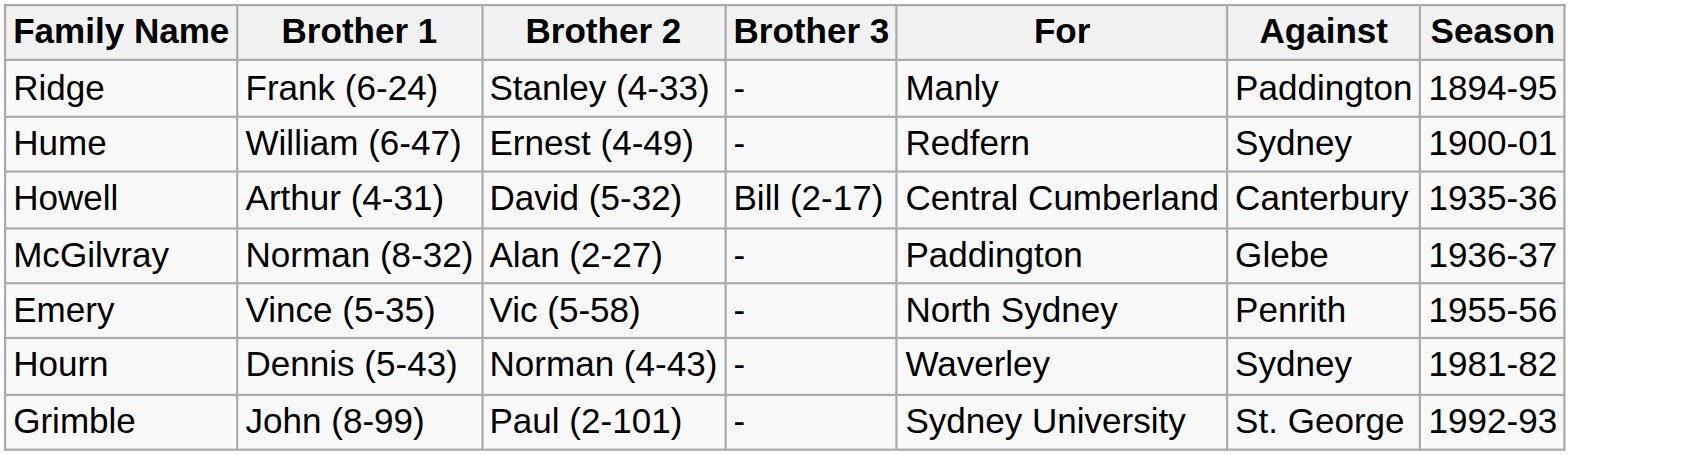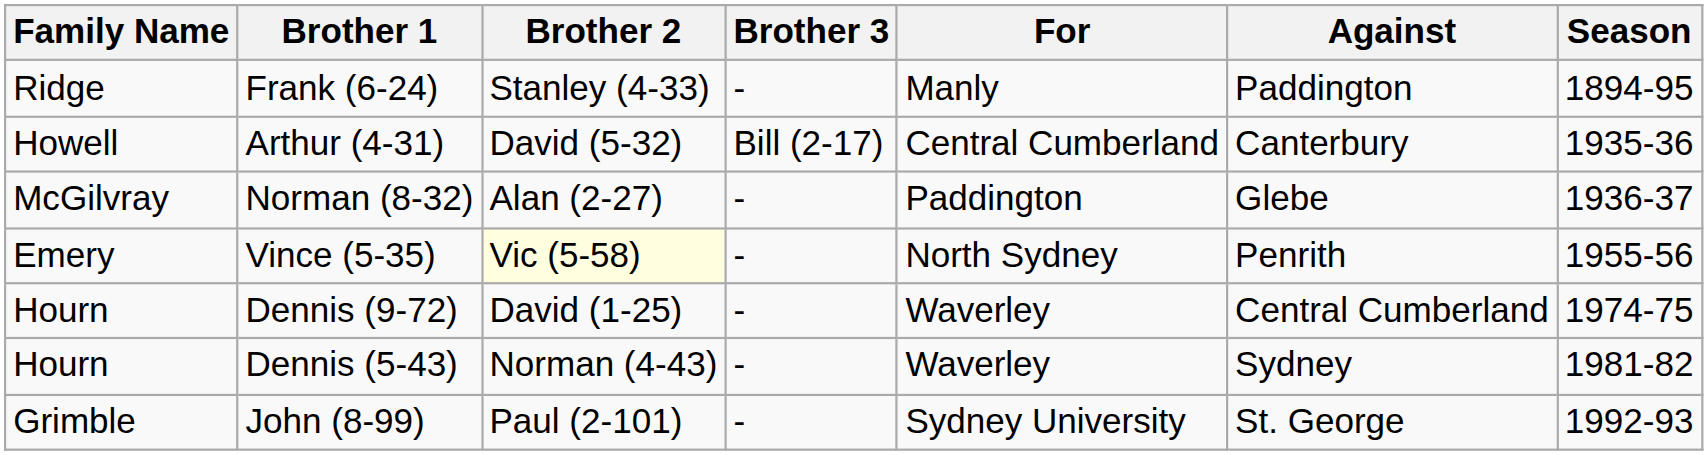- row: (354, 143)
(565, 310) no background -> (565, 254) lightyellow background
+ row: (352, 310)
